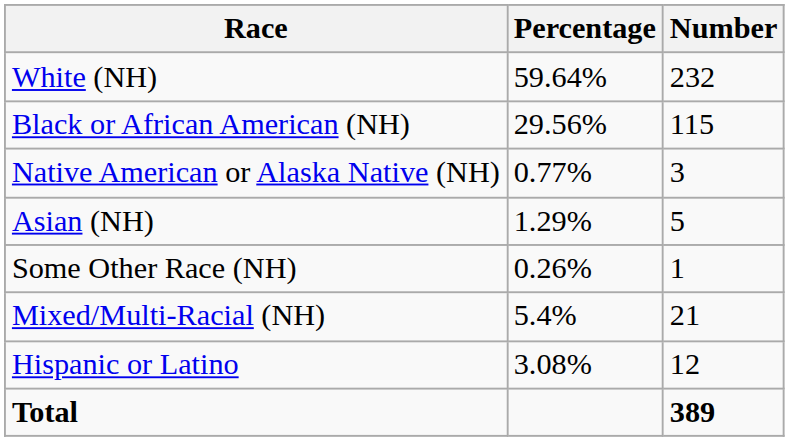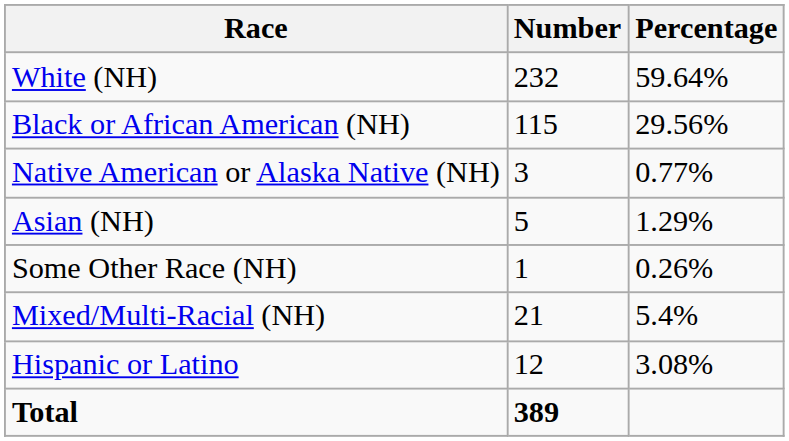columns swapped: (724, 28) <-> (585, 28)
